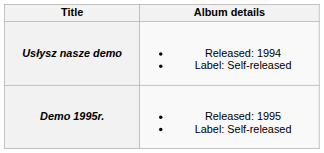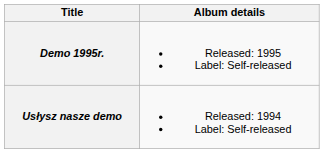rows swapped: (72, 53) <-> (72, 116)
